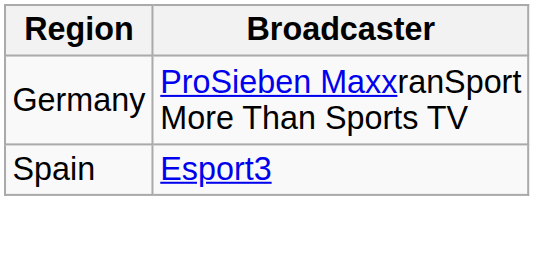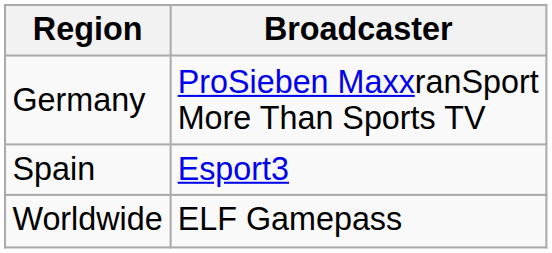+ row: (88, 220)
